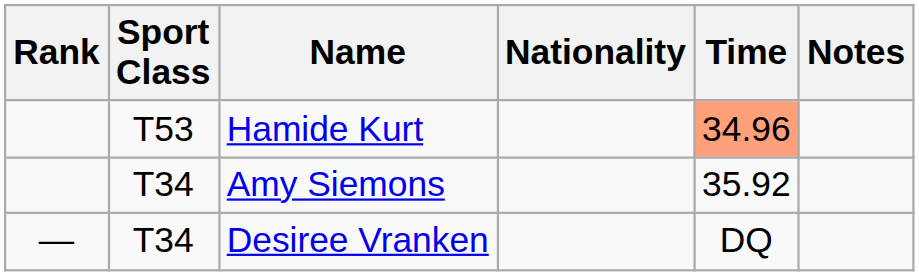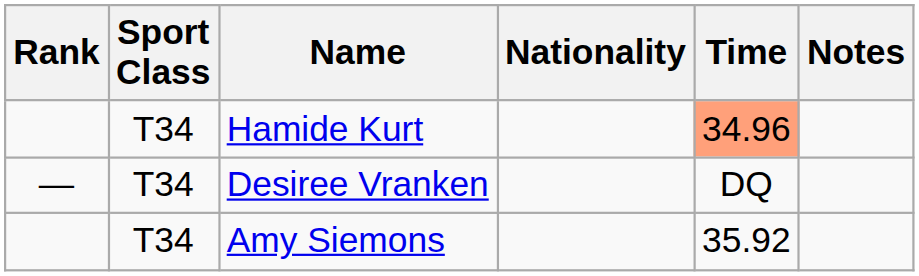(163, 128) T53 -> (163, 128) T34
rows swapped: (336, 184) <-> (358, 240)
